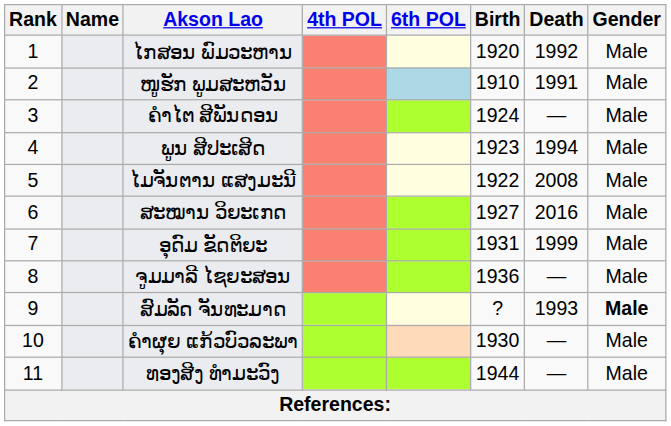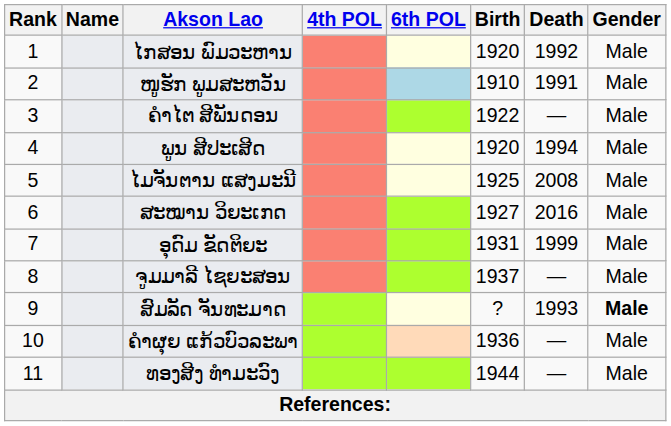(498, 115) 1924 -> (498, 115) 1922
(498, 148) 1923 -> (498, 148) 1920
(498, 180) 1922 -> (498, 180) 1925
(498, 276) 1936 -> (498, 276) 1937
(498, 341) 1930 -> (498, 341) 1936
